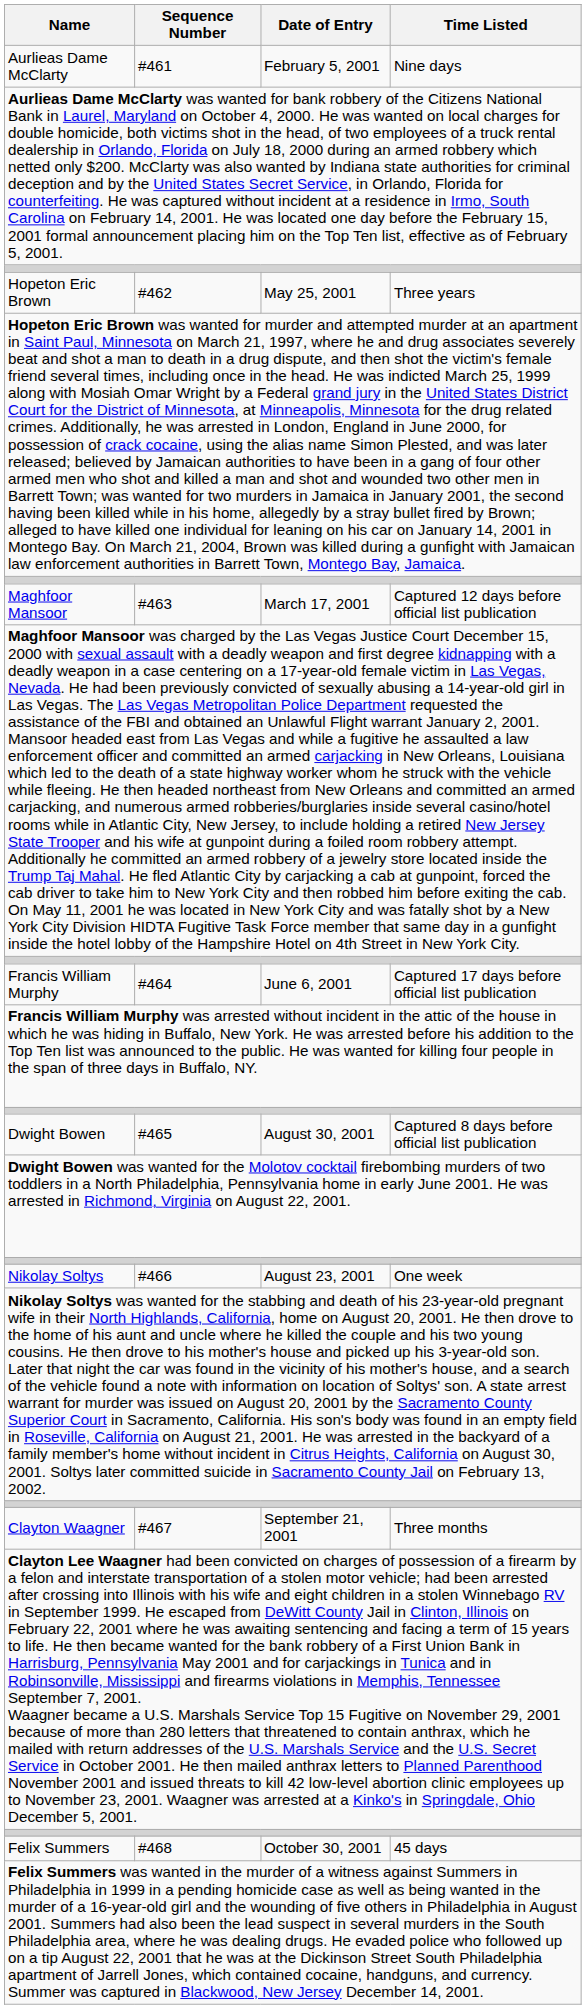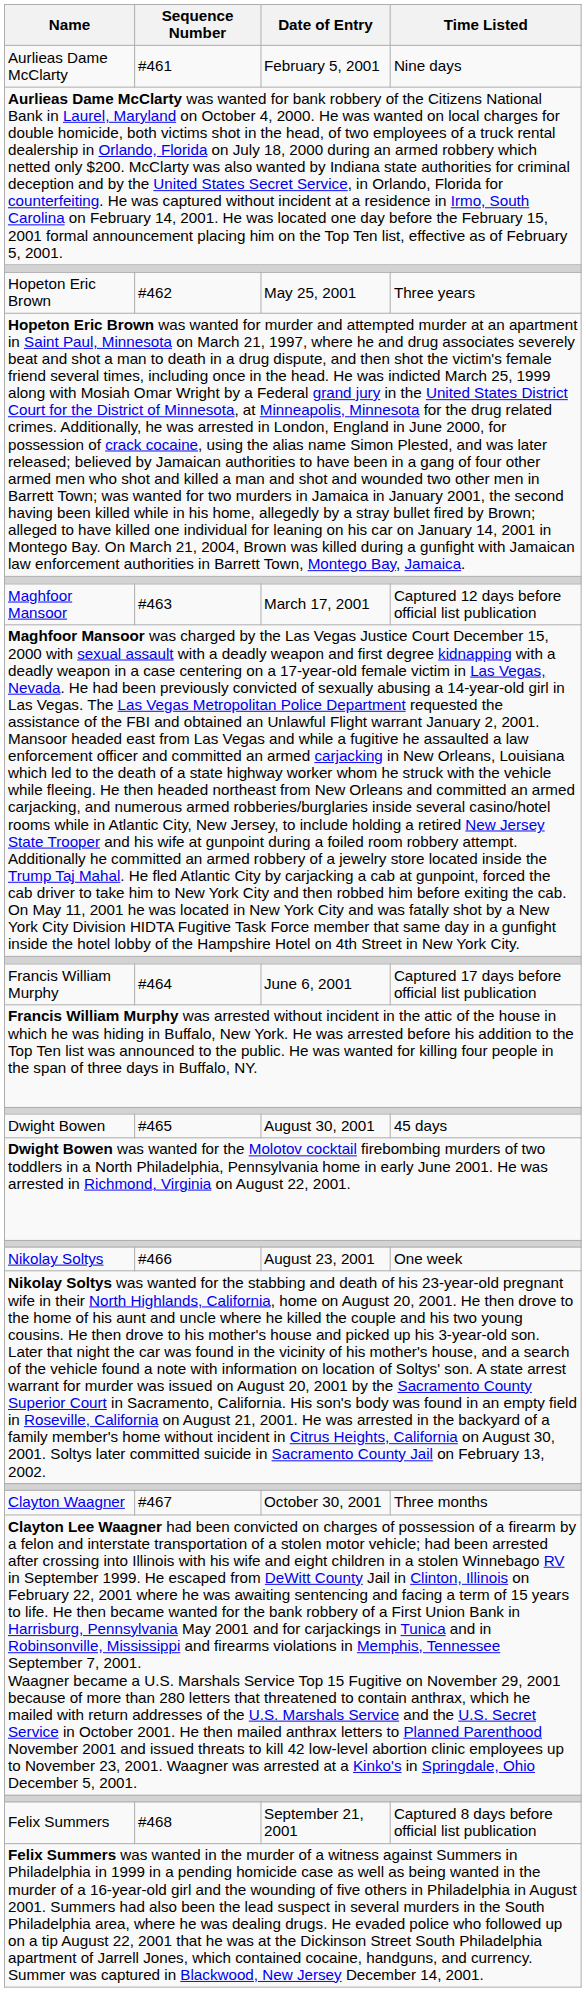(473, 1134) Captured 8 days before official list publication -> (421, 1126) 45 days
(314, 1528) September 21, 2001 -> (323, 1502) October 30, 2001
(323, 1848) October 30, 2001 -> (314, 1822) September 21, 2001
(421, 1848) 45 days -> (473, 1822) Captured 8 days before official list publication
